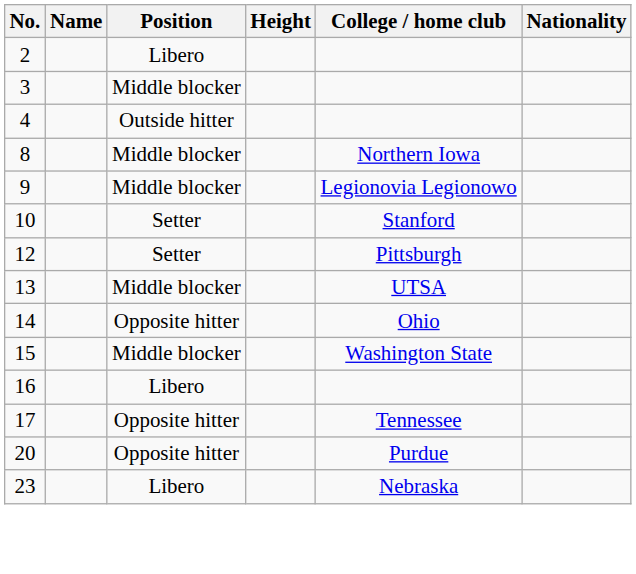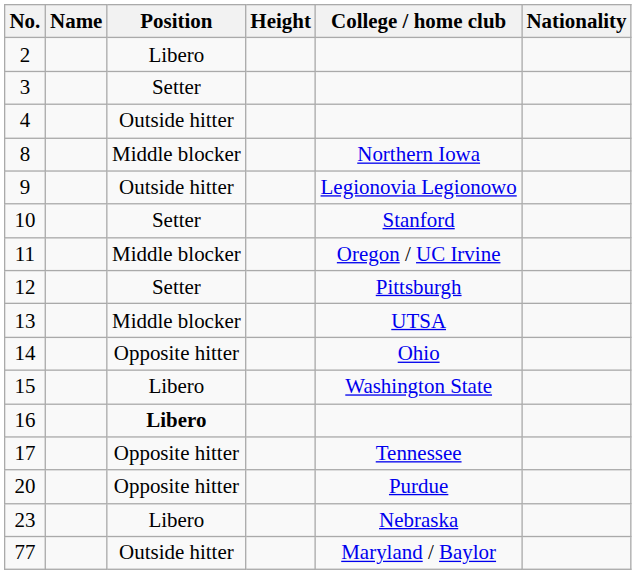(176, 87) Middle blocker -> (176, 87) Setter
(176, 187) Middle blocker -> (176, 187) Outside hitter
+ row: (25, 253)
(176, 353) Middle blocker -> (176, 386) Libero
(176, 386) normal -> (176, 420) bold
+ row: (25, 552)
